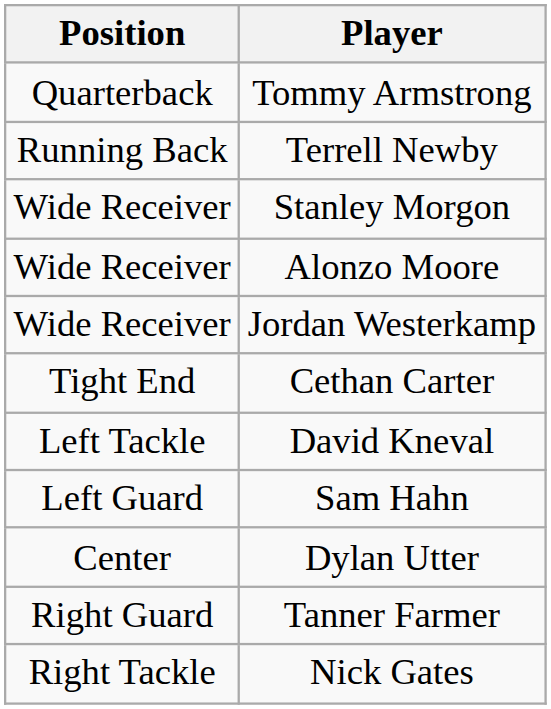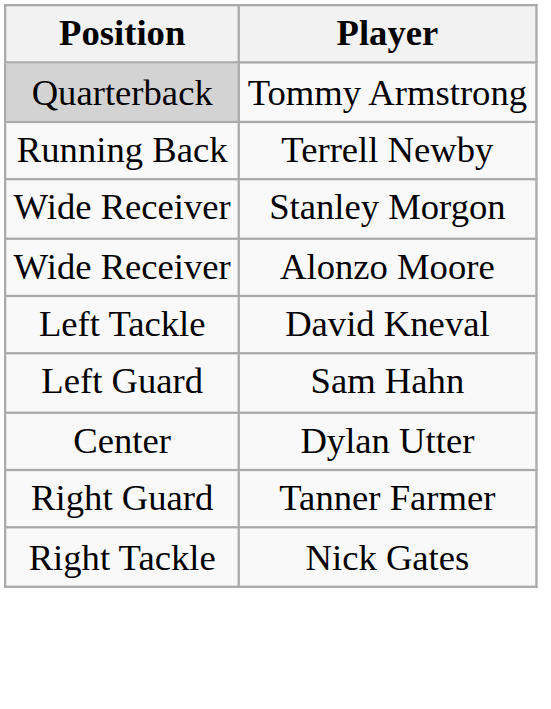(122, 91) no background -> (122, 91) lightgrey background
- row: (392, 324)
- row: (392, 382)
